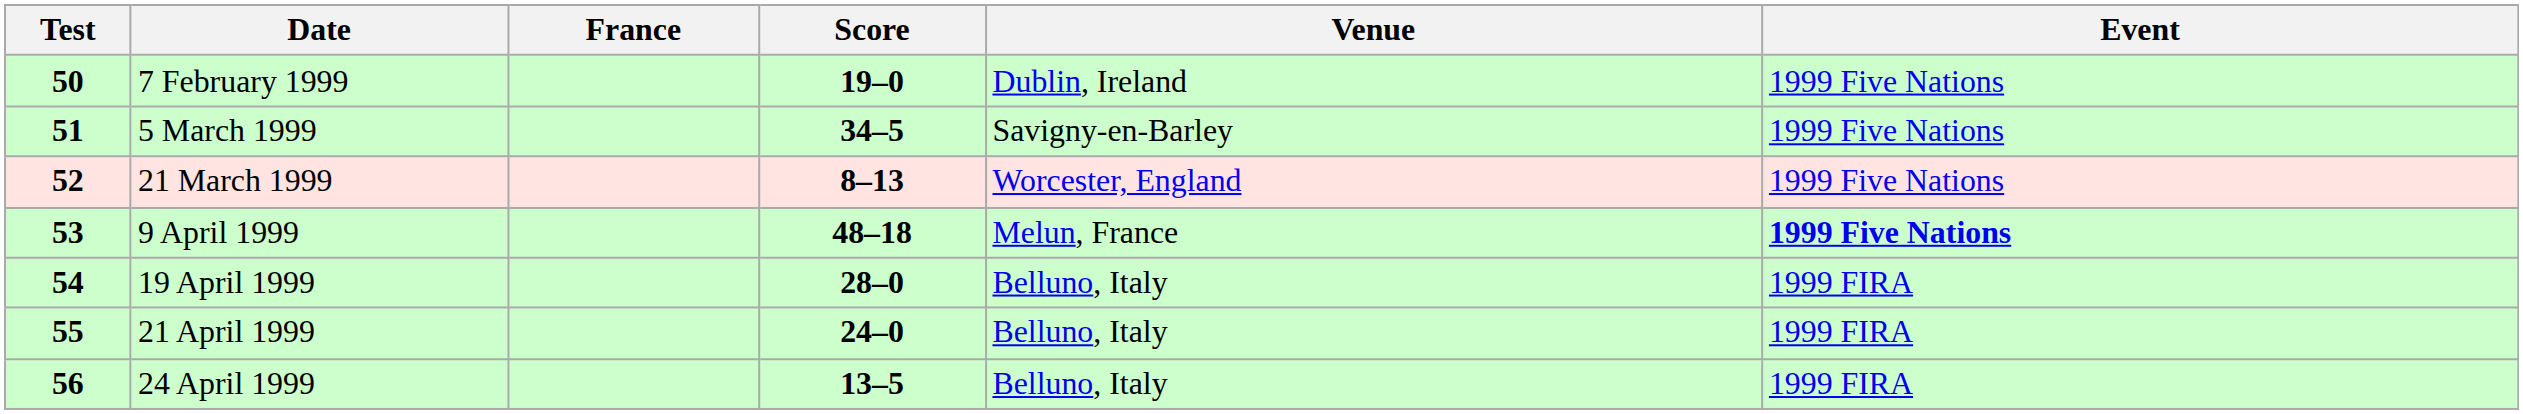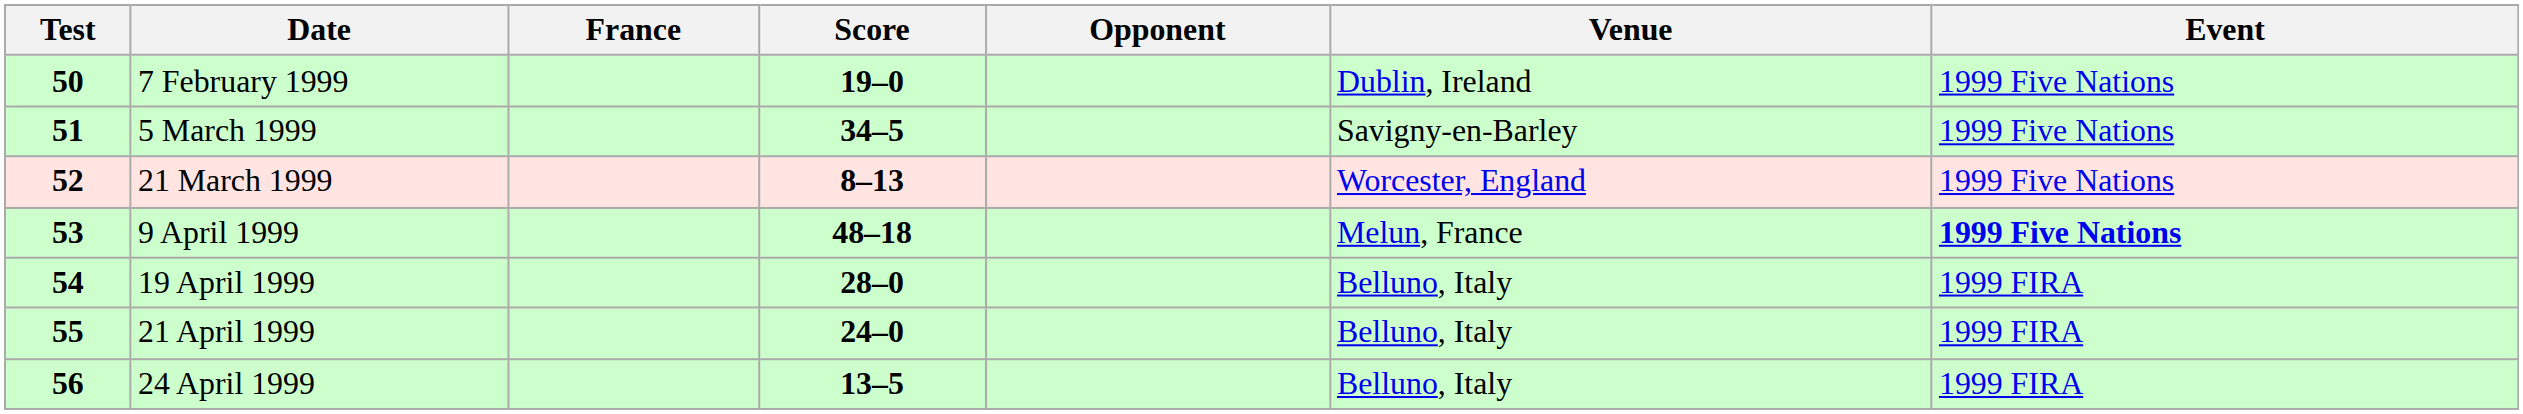+ column: (1157, 29)
